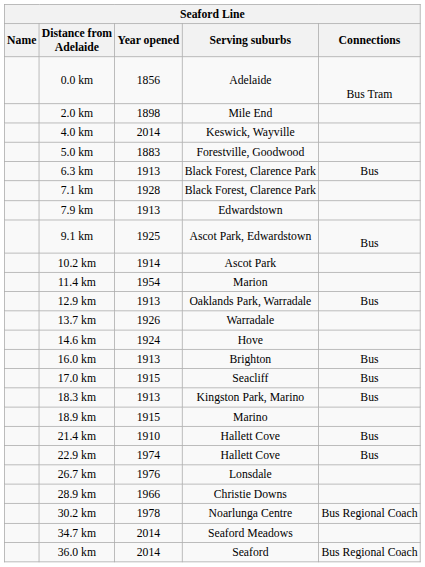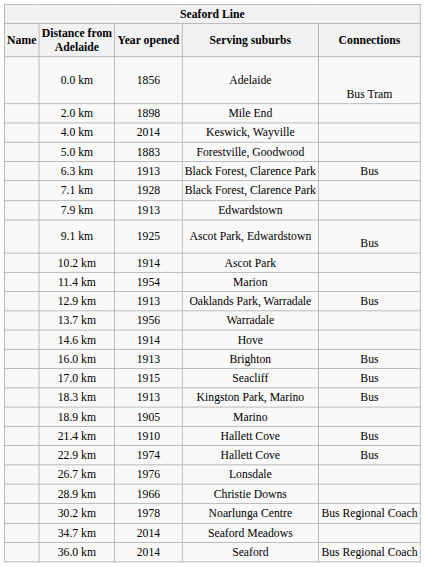(148, 320) 1926 -> (148, 320) 1956
(148, 339) 1924 -> (148, 339) 1914
(148, 417) 1915 -> (148, 417) 1905
